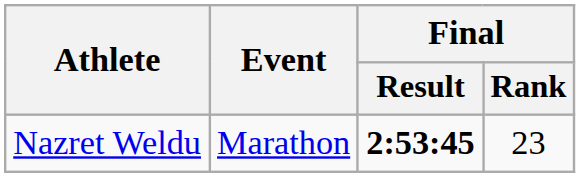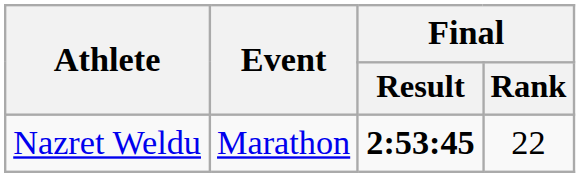(528, 143) 23 -> (528, 143) 22
